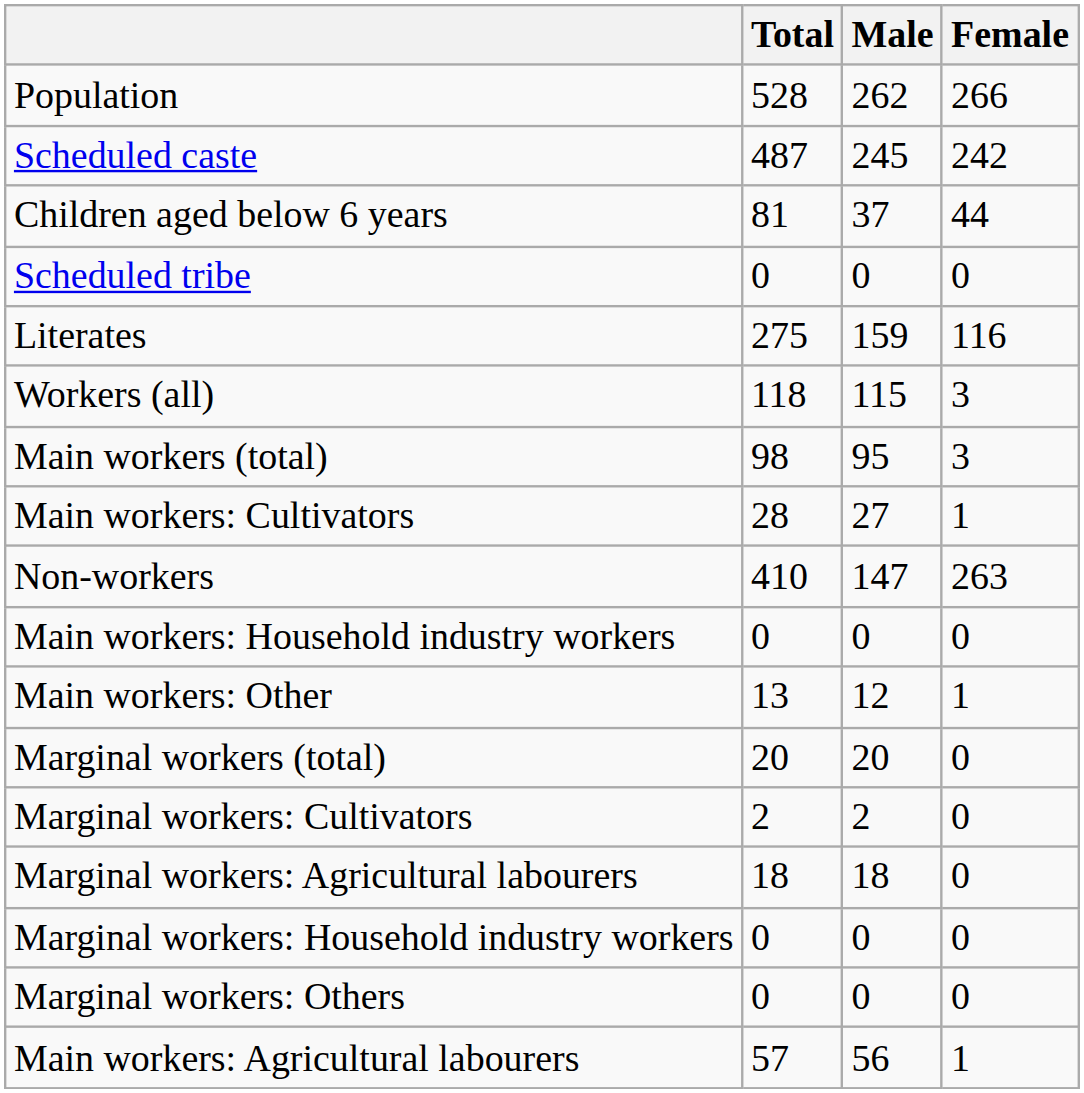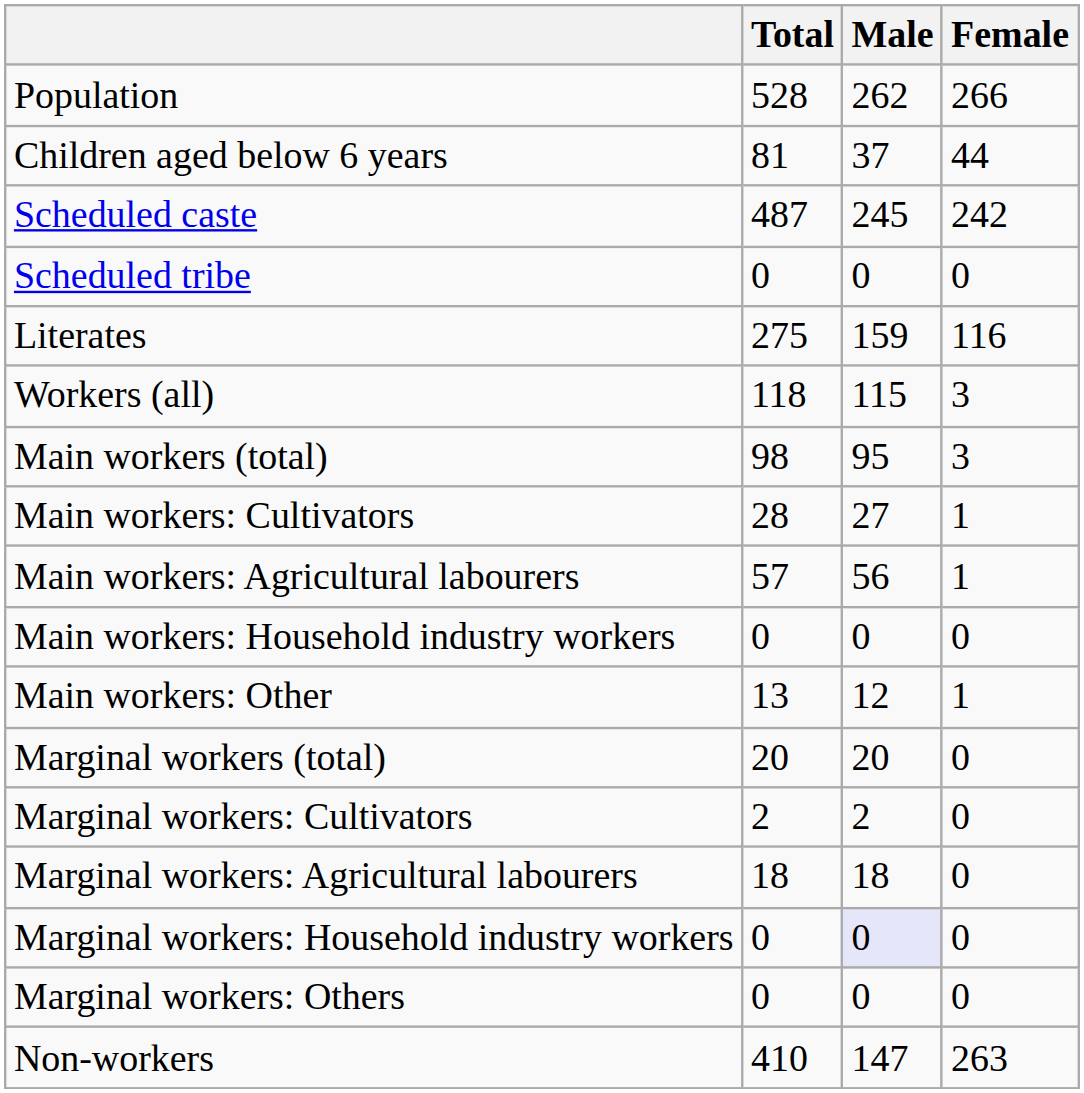rows swapped: (231, 214) <-> (136, 154)
rows swapped: (297, 1056) <-> (114, 575)
(861, 936) no background -> (861, 936) lavender background
